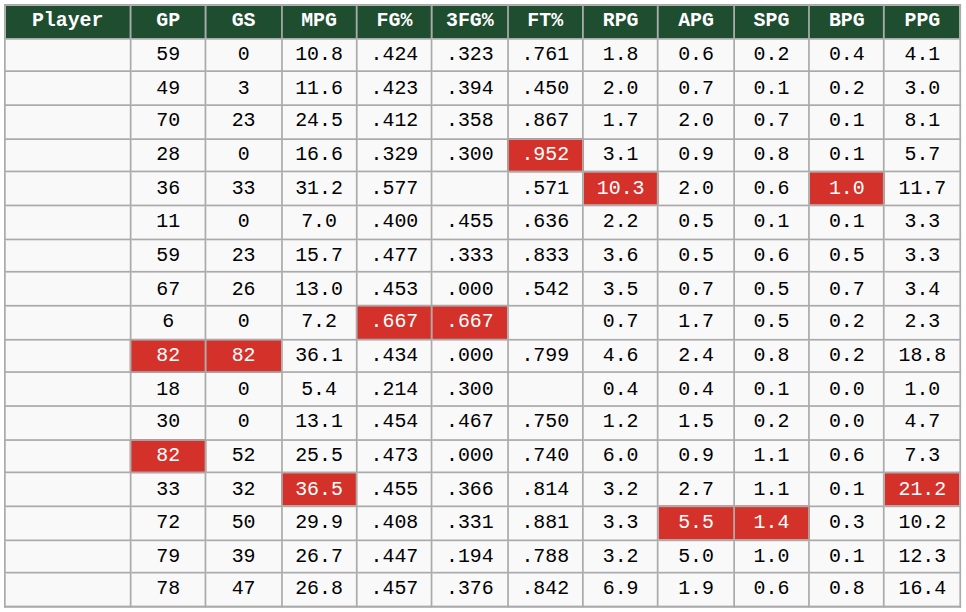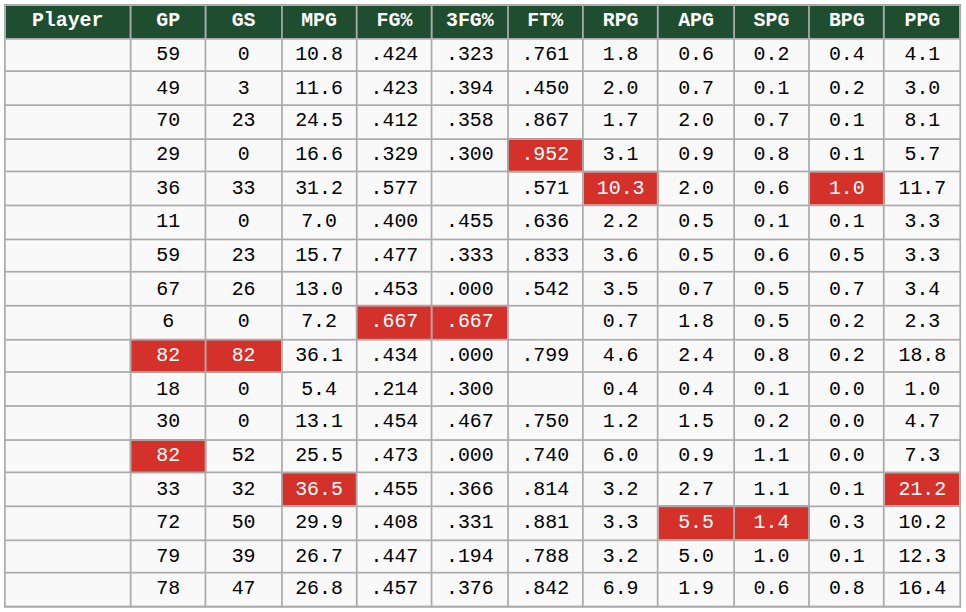(168, 155) 28 -> (168, 155) 29
(696, 322) 1.7 -> (696, 322) 1.8
(847, 456) 0.6 -> (847, 456) 0.0
